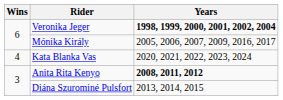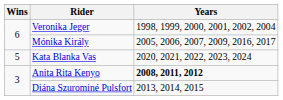(206, 27) bold -> (206, 27) normal
(17, 57) 4 -> (17, 57) 5
